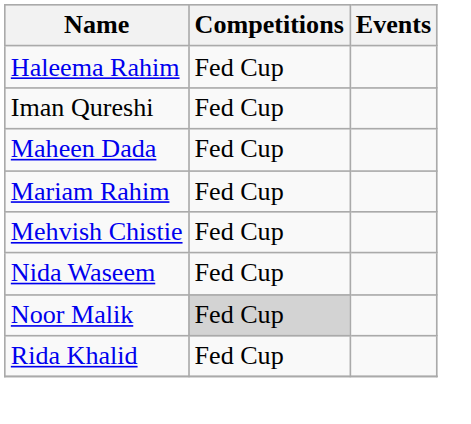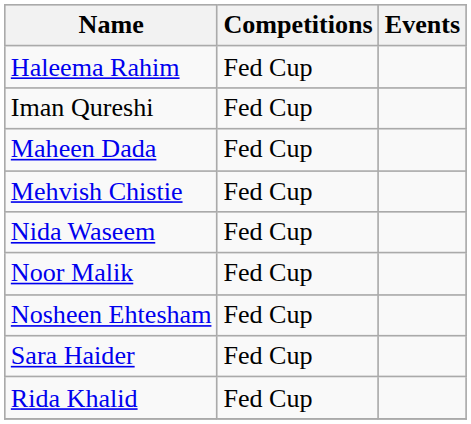- row: (90, 190)
(239, 314) lightgrey background -> (268, 273) no background
+ row: (111, 314)
+ row: (73, 356)
